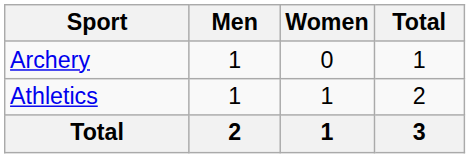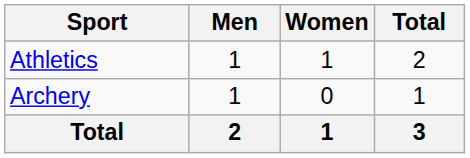rows swapped: (50, 59) <-> (54, 96)
